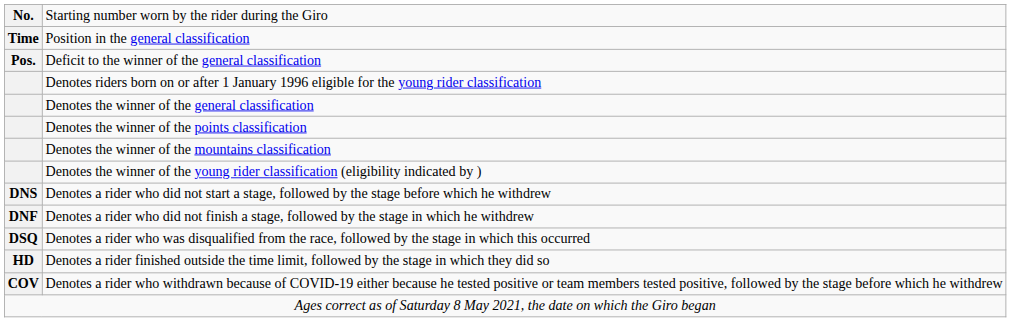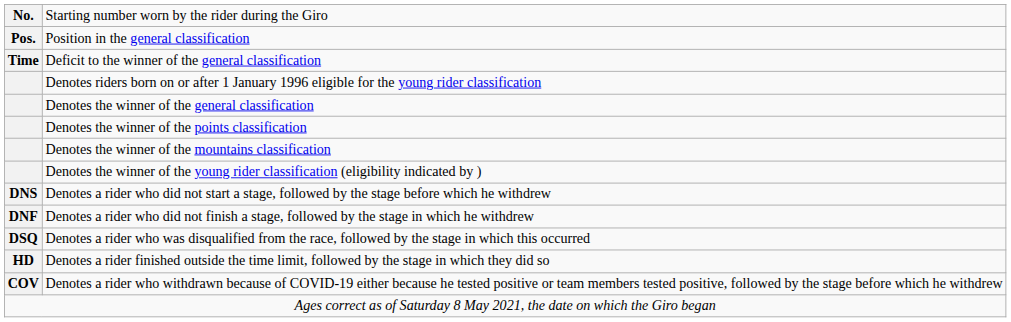(23, 37) Time -> (23, 37) Pos.
(23, 60) Pos. -> (23, 60) Time
